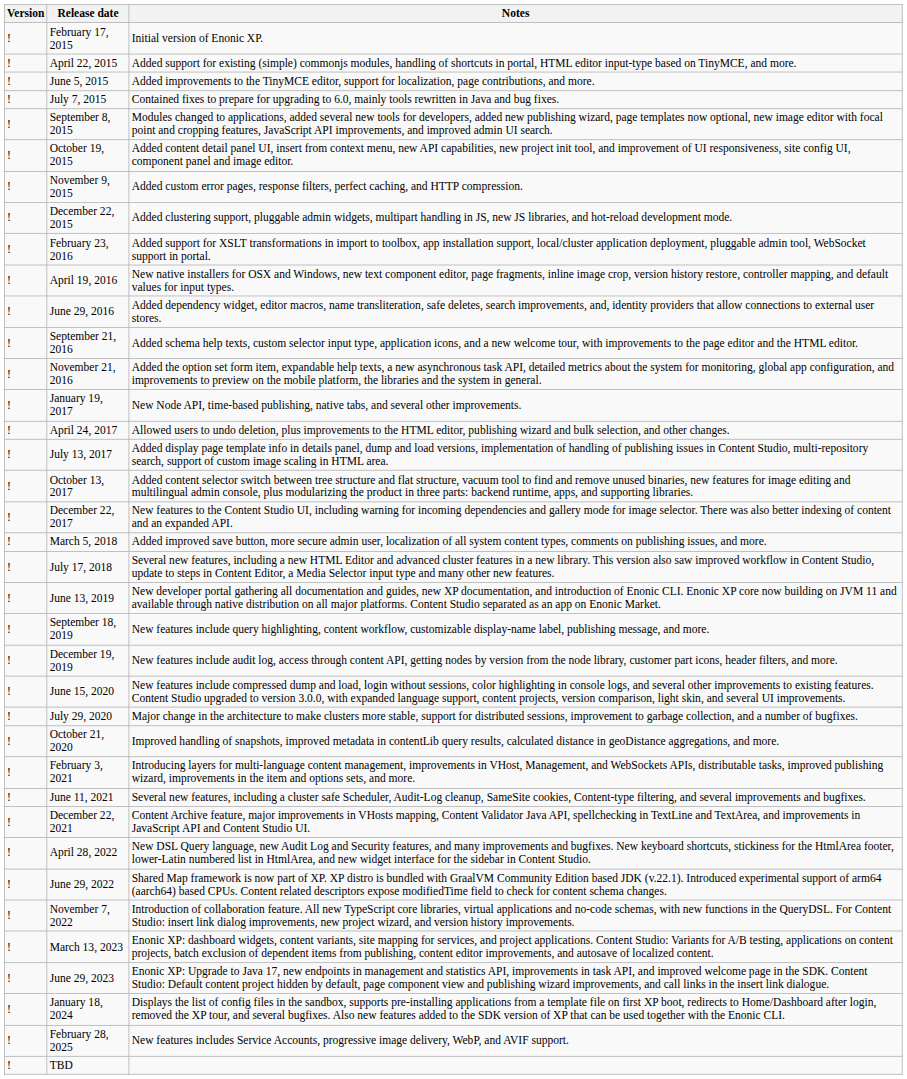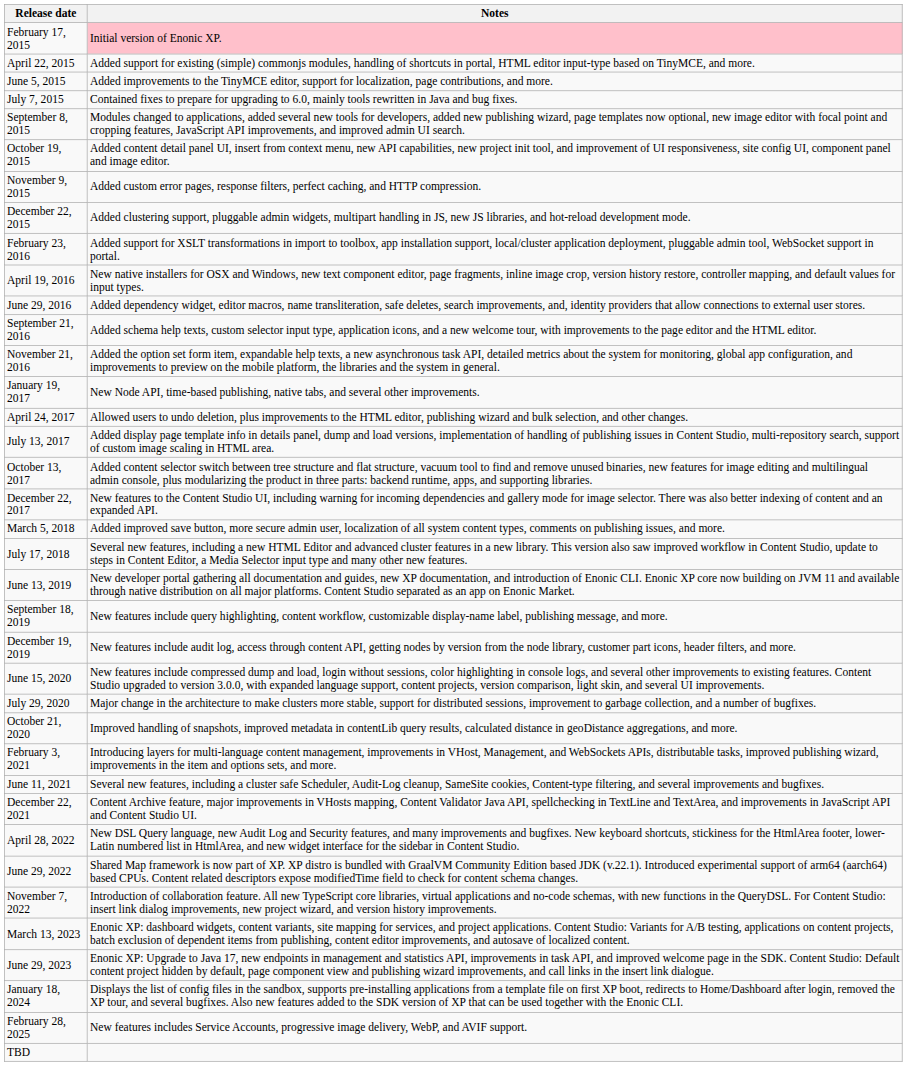- column: (26, 13)
(197, 38) no background -> (156, 38) pink background
